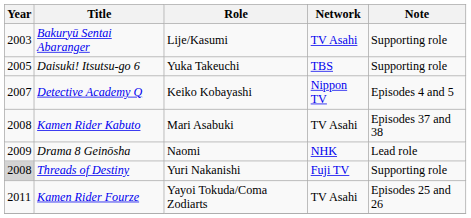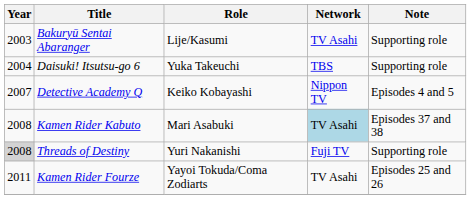(19, 66) 2005 -> (19, 66) 2004
(334, 125) no background -> (334, 125) lightblue background
- row: (84, 151)
